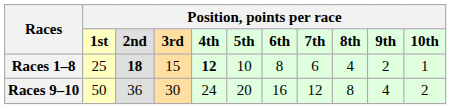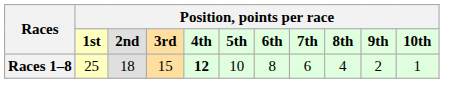(135, 65) bold -> (127, 65) normal
- row: (44, 90)
